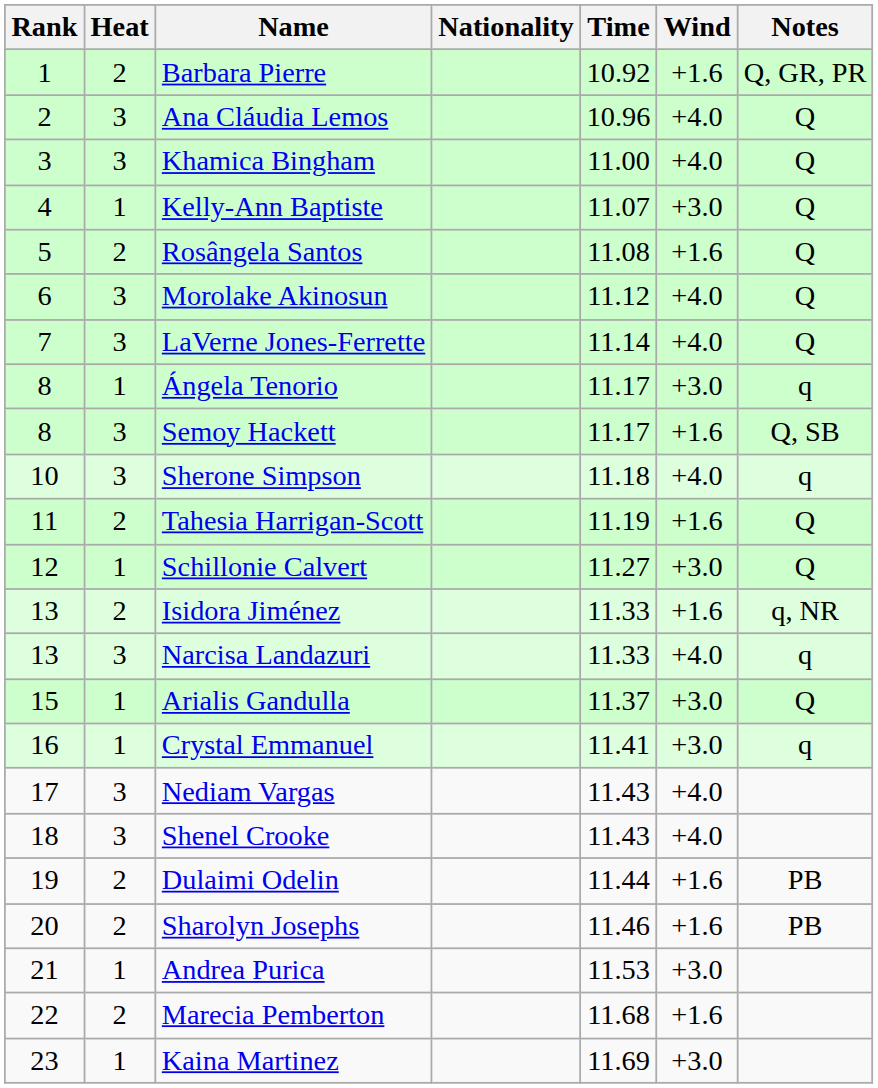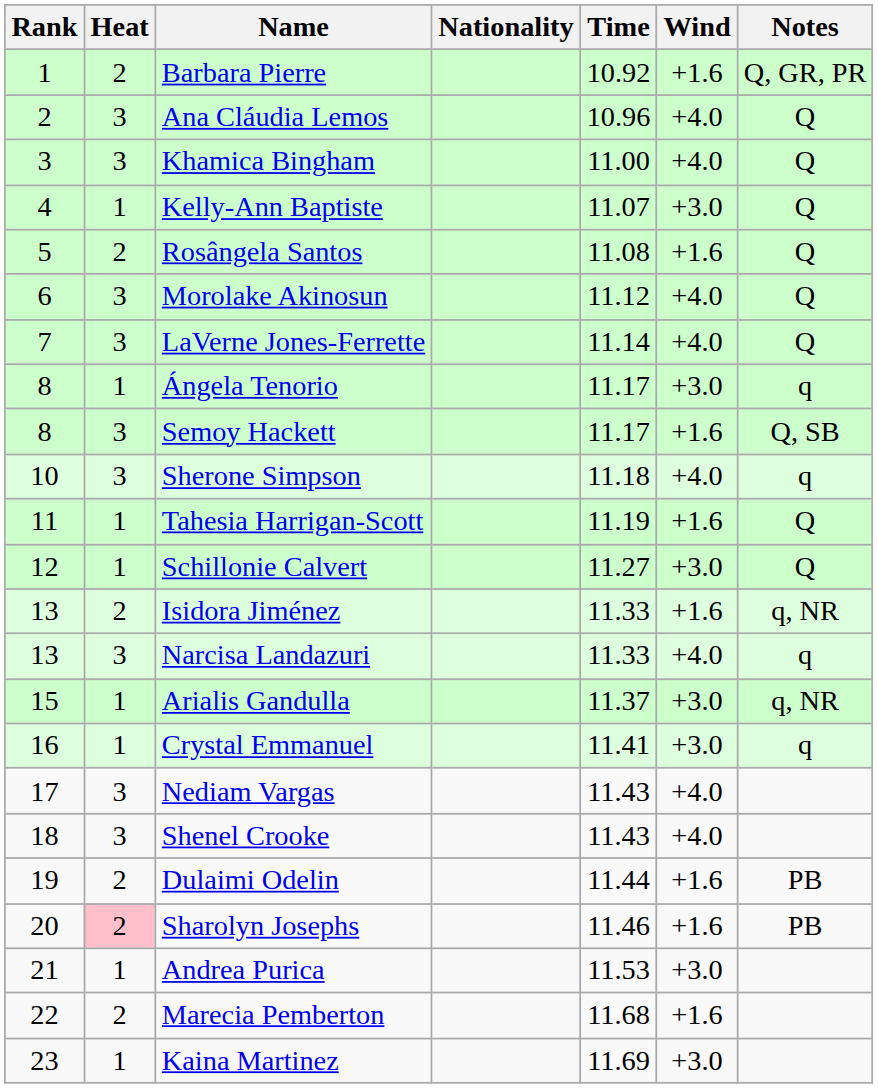(120, 521) 2 -> (120, 521) 1
(805, 700) Q -> (805, 700) q, NR
(120, 925) no background -> (120, 925) pink background
